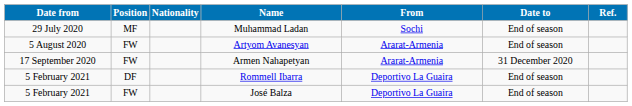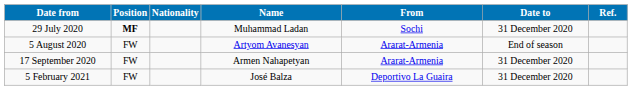(130, 29) normal -> (130, 29) bold
(535, 29) End of season -> (535, 29) 31 December 2020
- row: (271, 77)
(535, 93) End of season -> (535, 77) 31 December 2020
